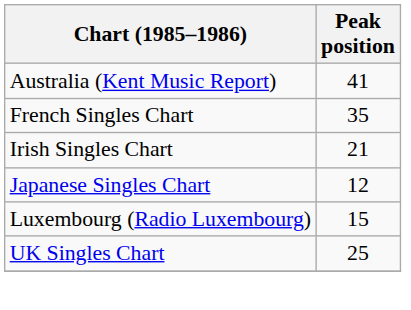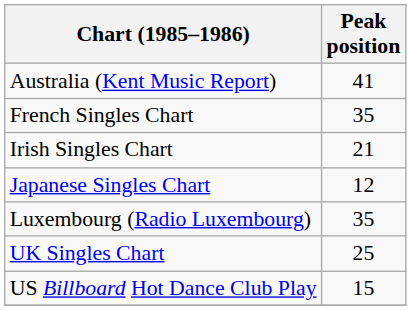(358, 218) 15 -> (363, 218) 35
+ row: (163, 287)
